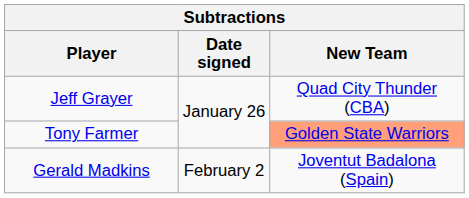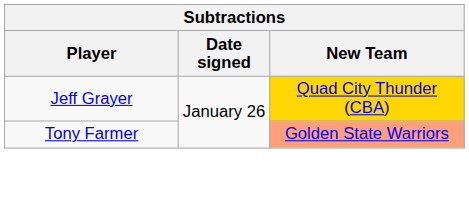(367, 98) no background -> (367, 98) gold background
- row: (92, 170)
